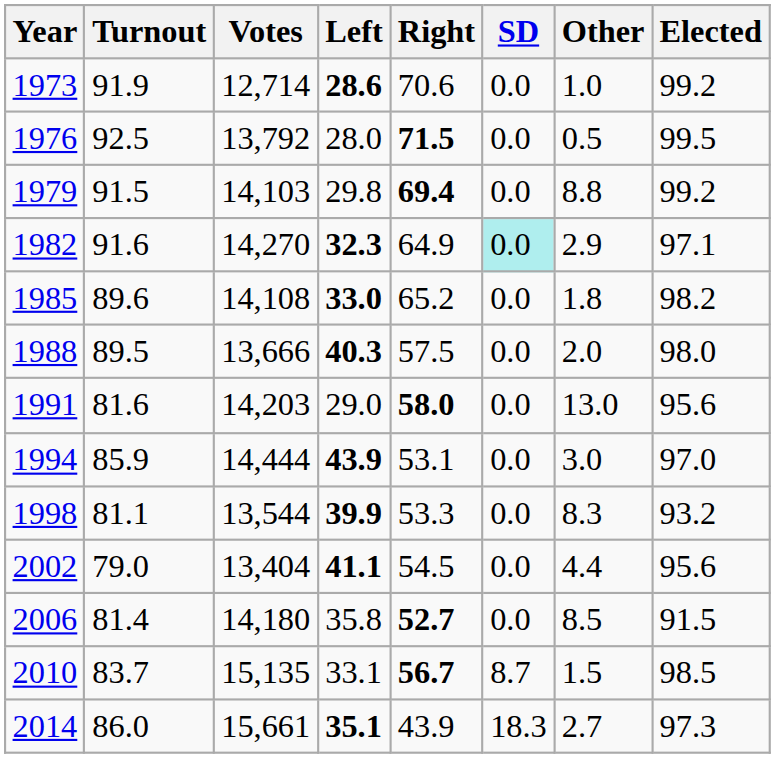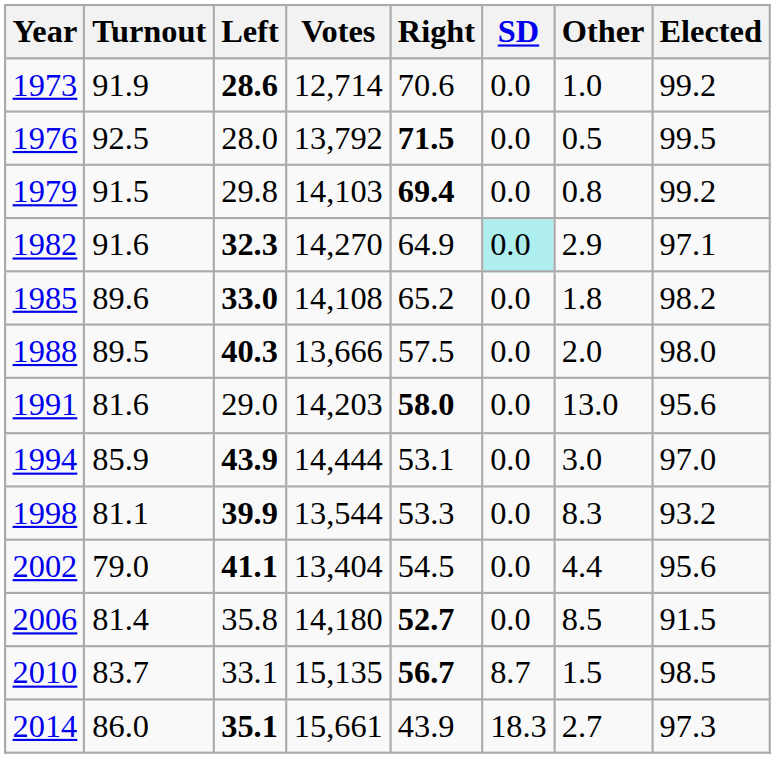columns swapped: (266, 31) <-> (354, 31)
(582, 191) 8.8 -> (582, 191) 0.8
